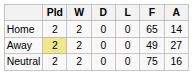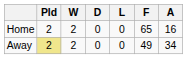(176, 29) 14 -> (170, 29) 16
(176, 45) 27 -> (170, 45) 34
- row: (23, 62)
